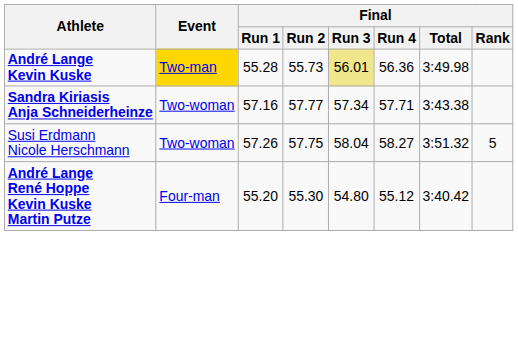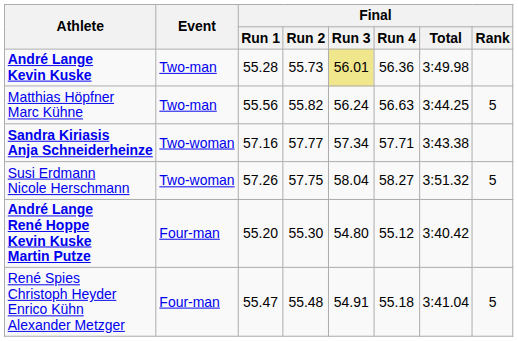(188, 68) gold background -> (188, 68) no background
+ row: (61, 105)
+ row: (66, 302)
